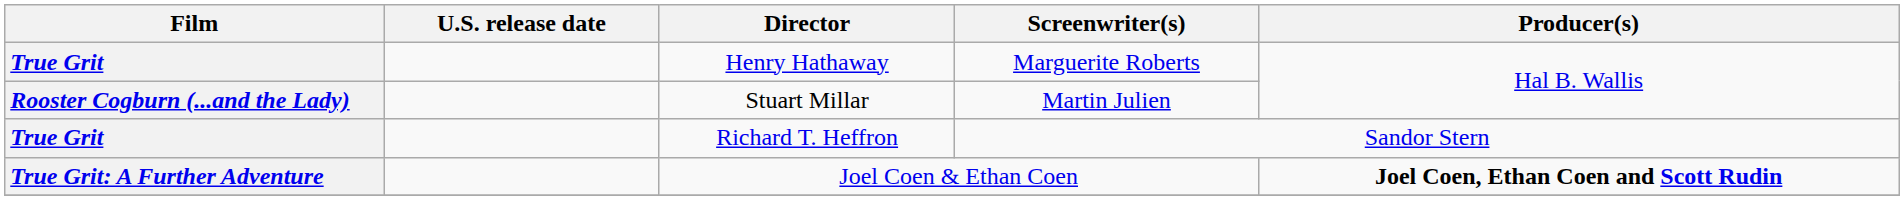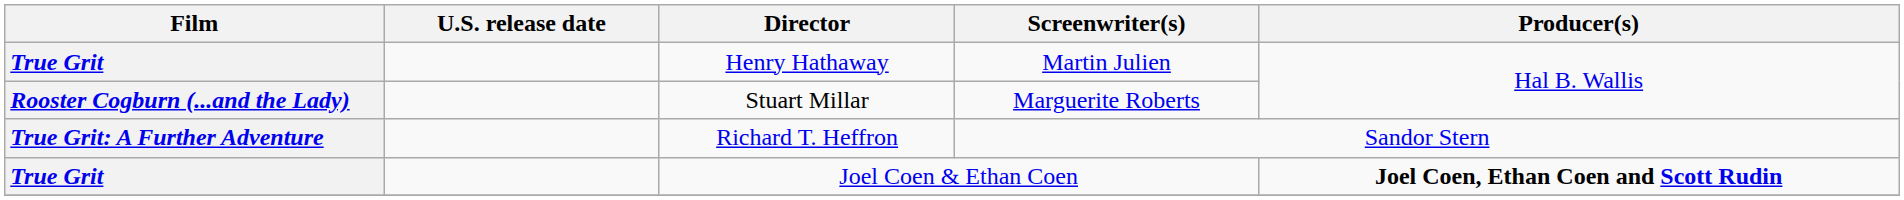(1106, 61) Marguerite Roberts -> (1107, 61) Martin Julien
(1107, 99) Martin Julien -> (1106, 99) Marguerite Roberts
(57, 137) True Grit -> (167, 137) True Grit: A Further Adventure
(167, 175) True Grit: A Further Adventure -> (57, 175) True Grit
